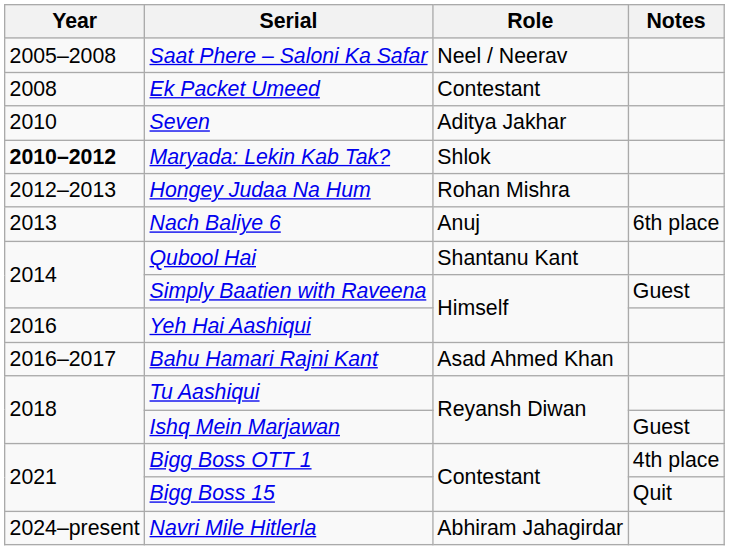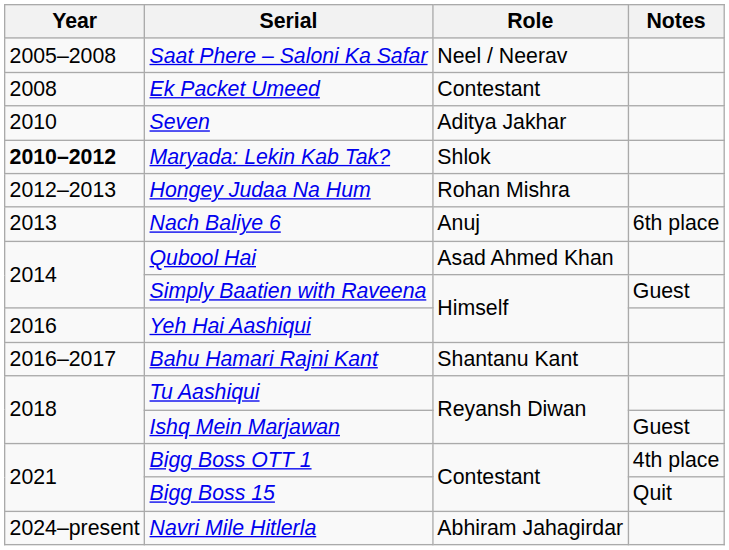(508, 257) Shantanu Kant -> (525, 257) Asad Ahmed Khan
(525, 358) Asad Ahmed Khan -> (508, 358) Shantanu Kant
